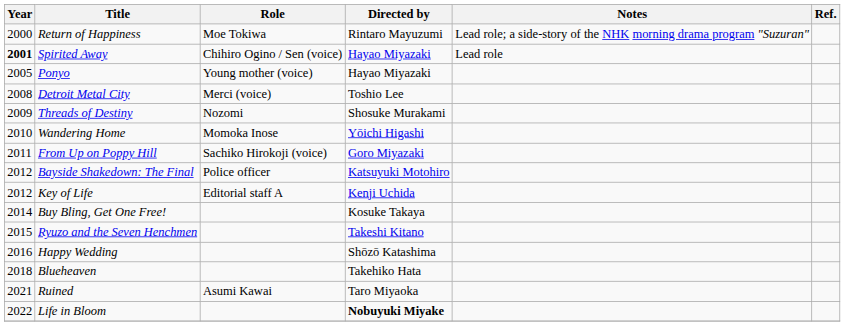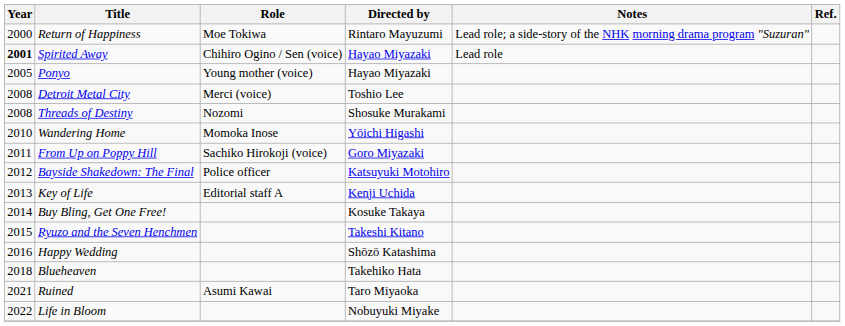(20, 113) 2009 -> (20, 113) 2008
(20, 192) 2012 -> (20, 192) 2013
(396, 311) bold -> (394, 311) normal
